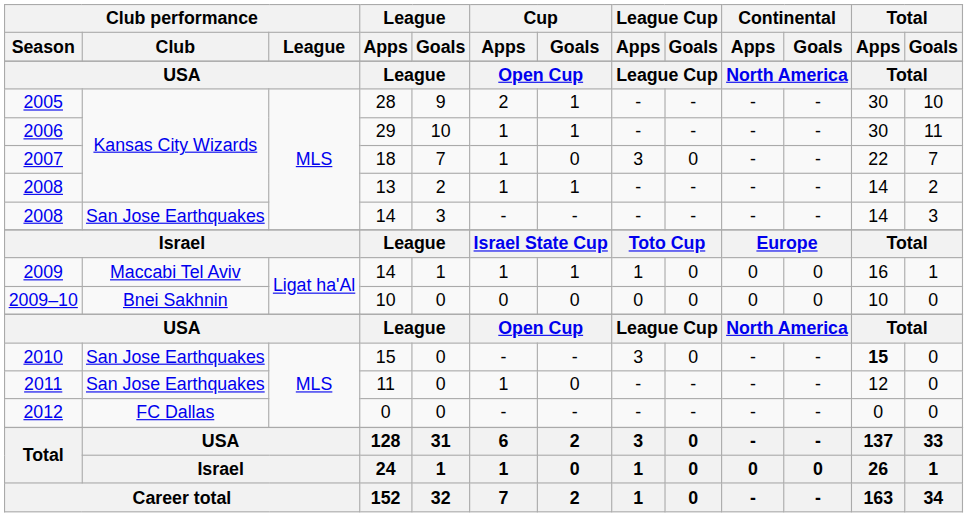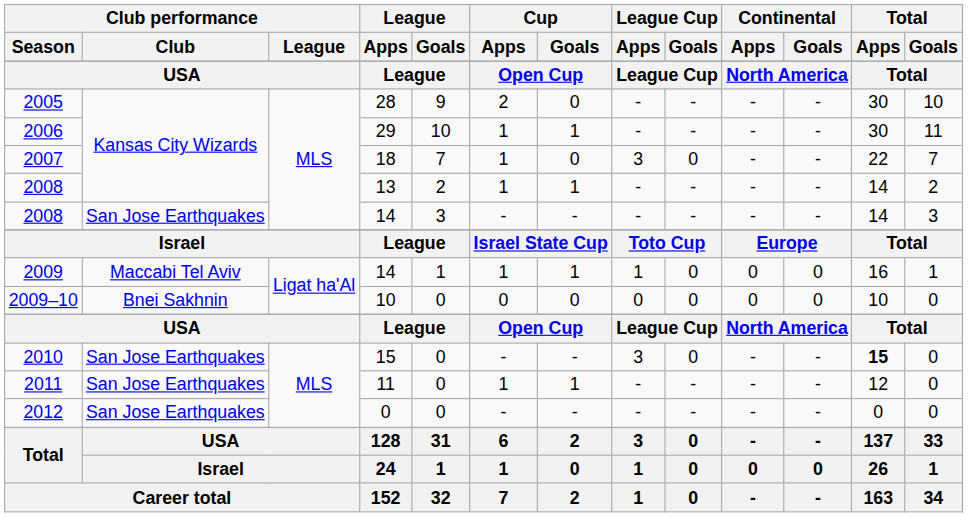(575, 103) 1 -> (575, 103) 0
(575, 384) 0 -> (575, 384) 1
(175, 412) FC Dallas -> (175, 412) San Jose Earthquakes
